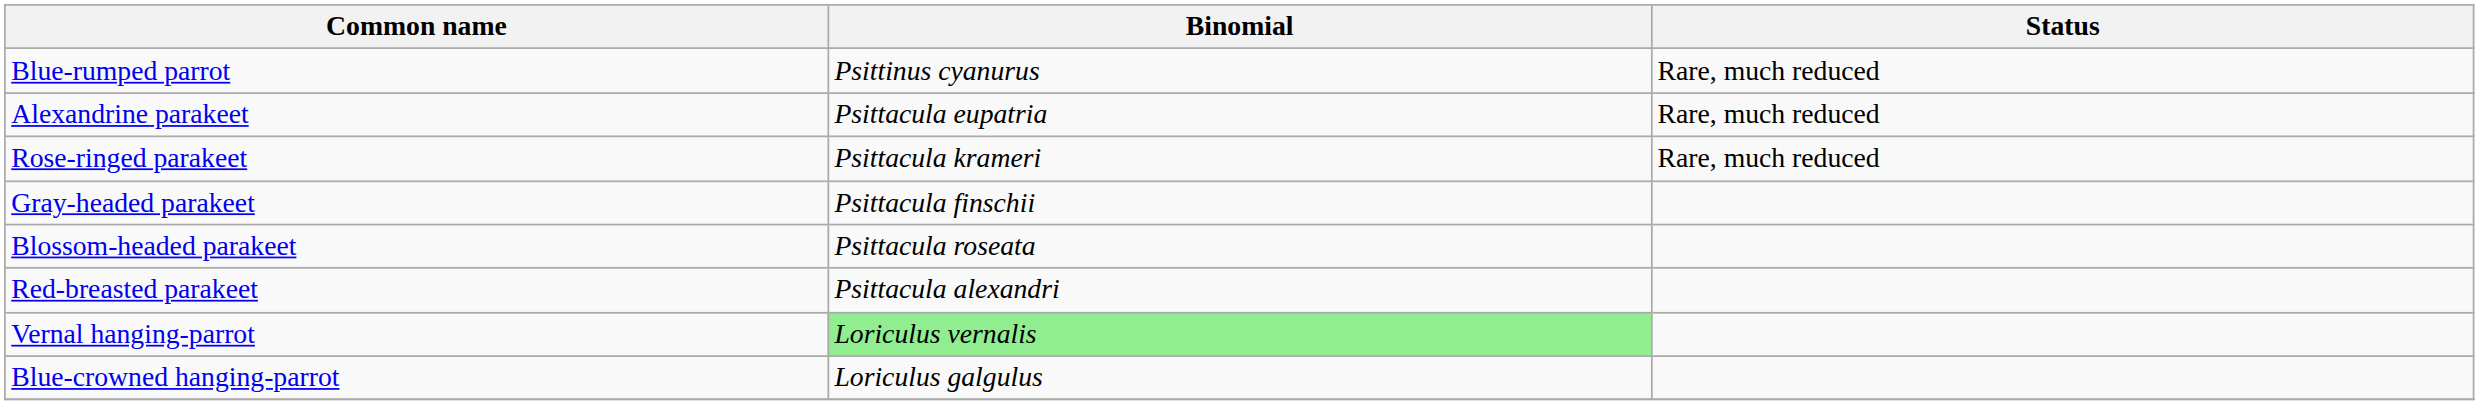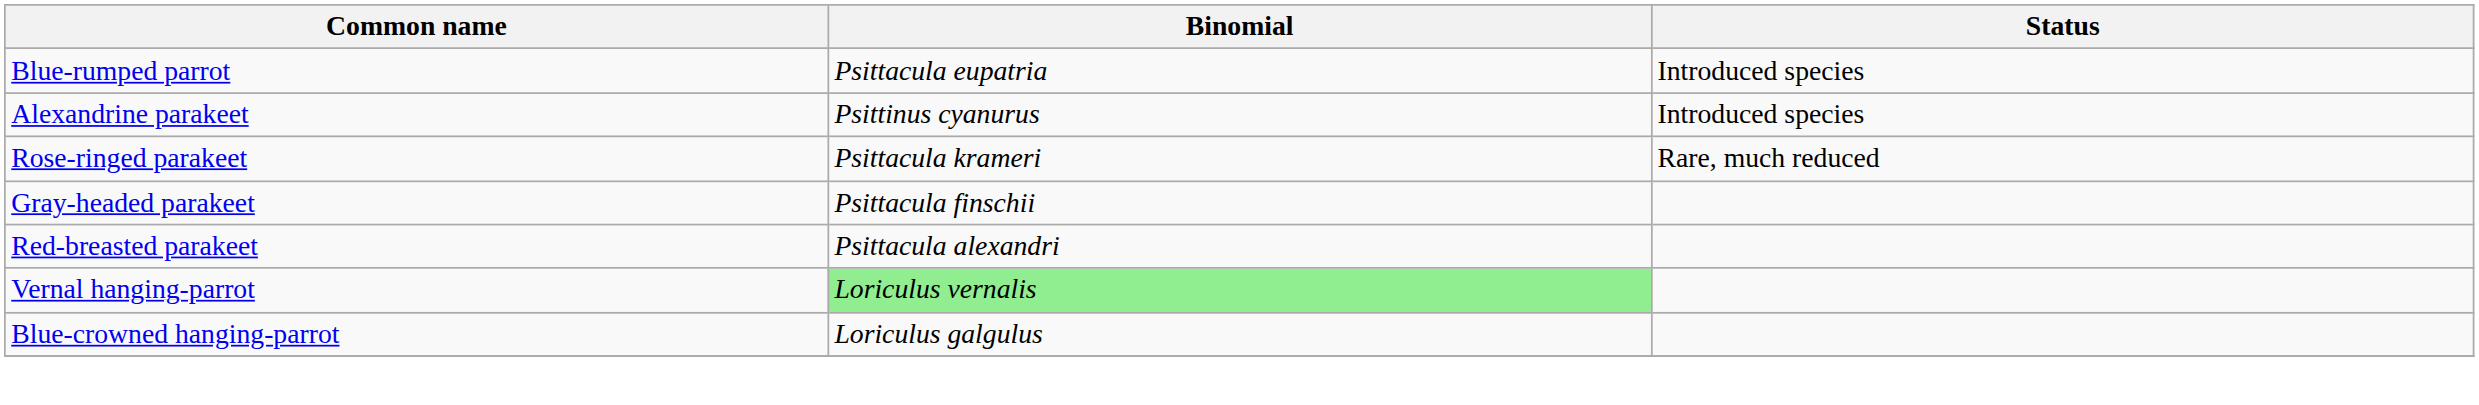(937, 70) Psittinus cyanurus -> (941, 70) Psittacula eupatria
(1769, 70) Rare, much reduced -> (1761, 70) Introduced species
(941, 114) Psittacula eupatria -> (937, 114) Psittinus cyanurus
(1769, 114) Rare, much reduced -> (1761, 114) Introduced species
- row: (154, 245)
